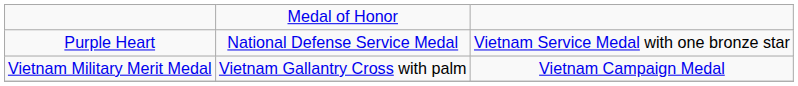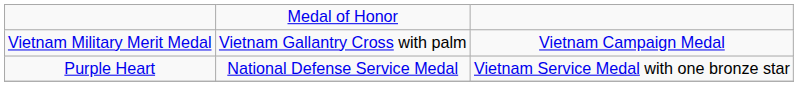rows swapped: (110, 42) <-> (110, 68)
